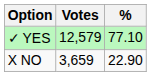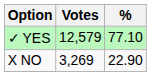(76, 60) 3,659 -> (76, 60) 3,269
